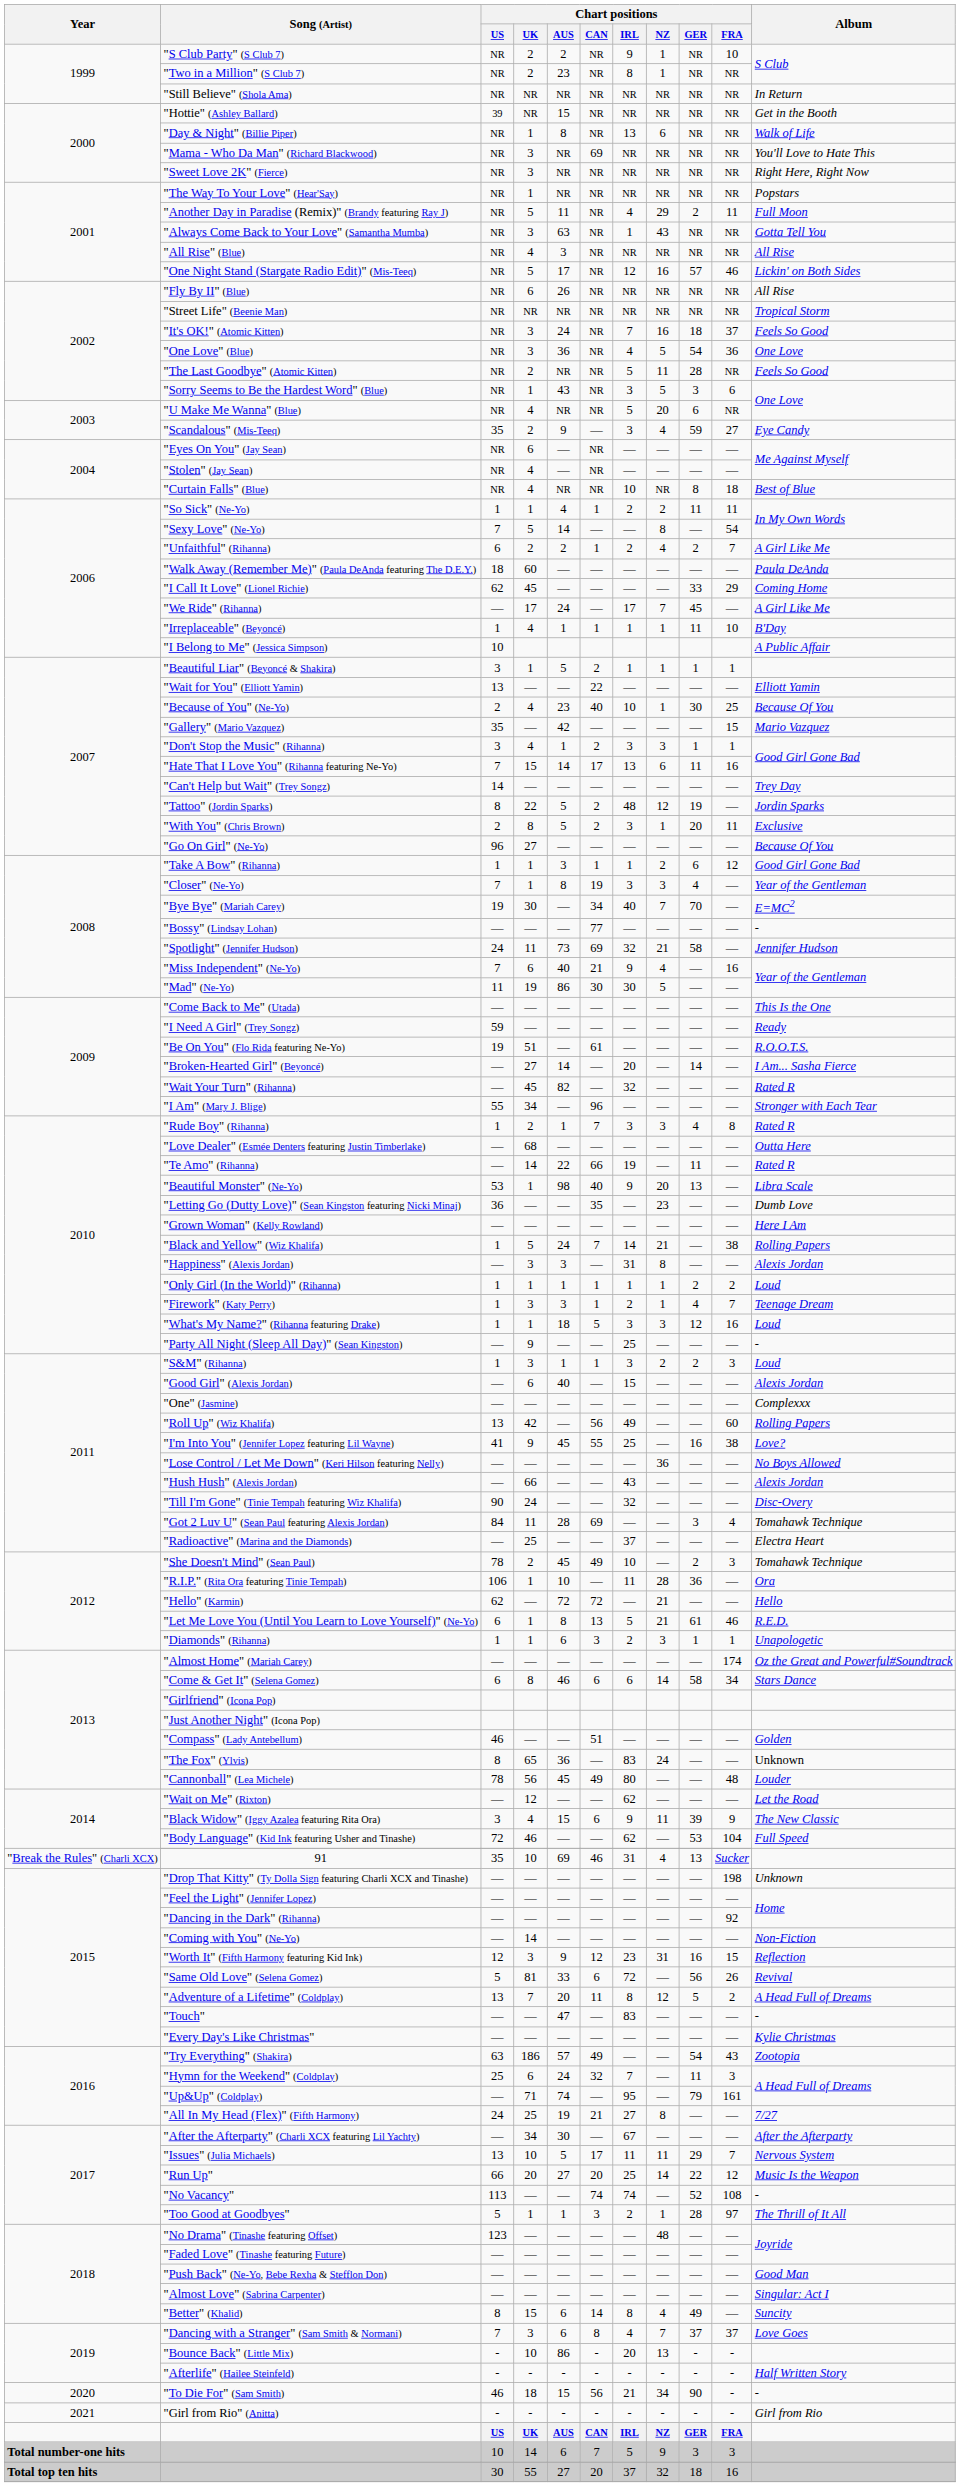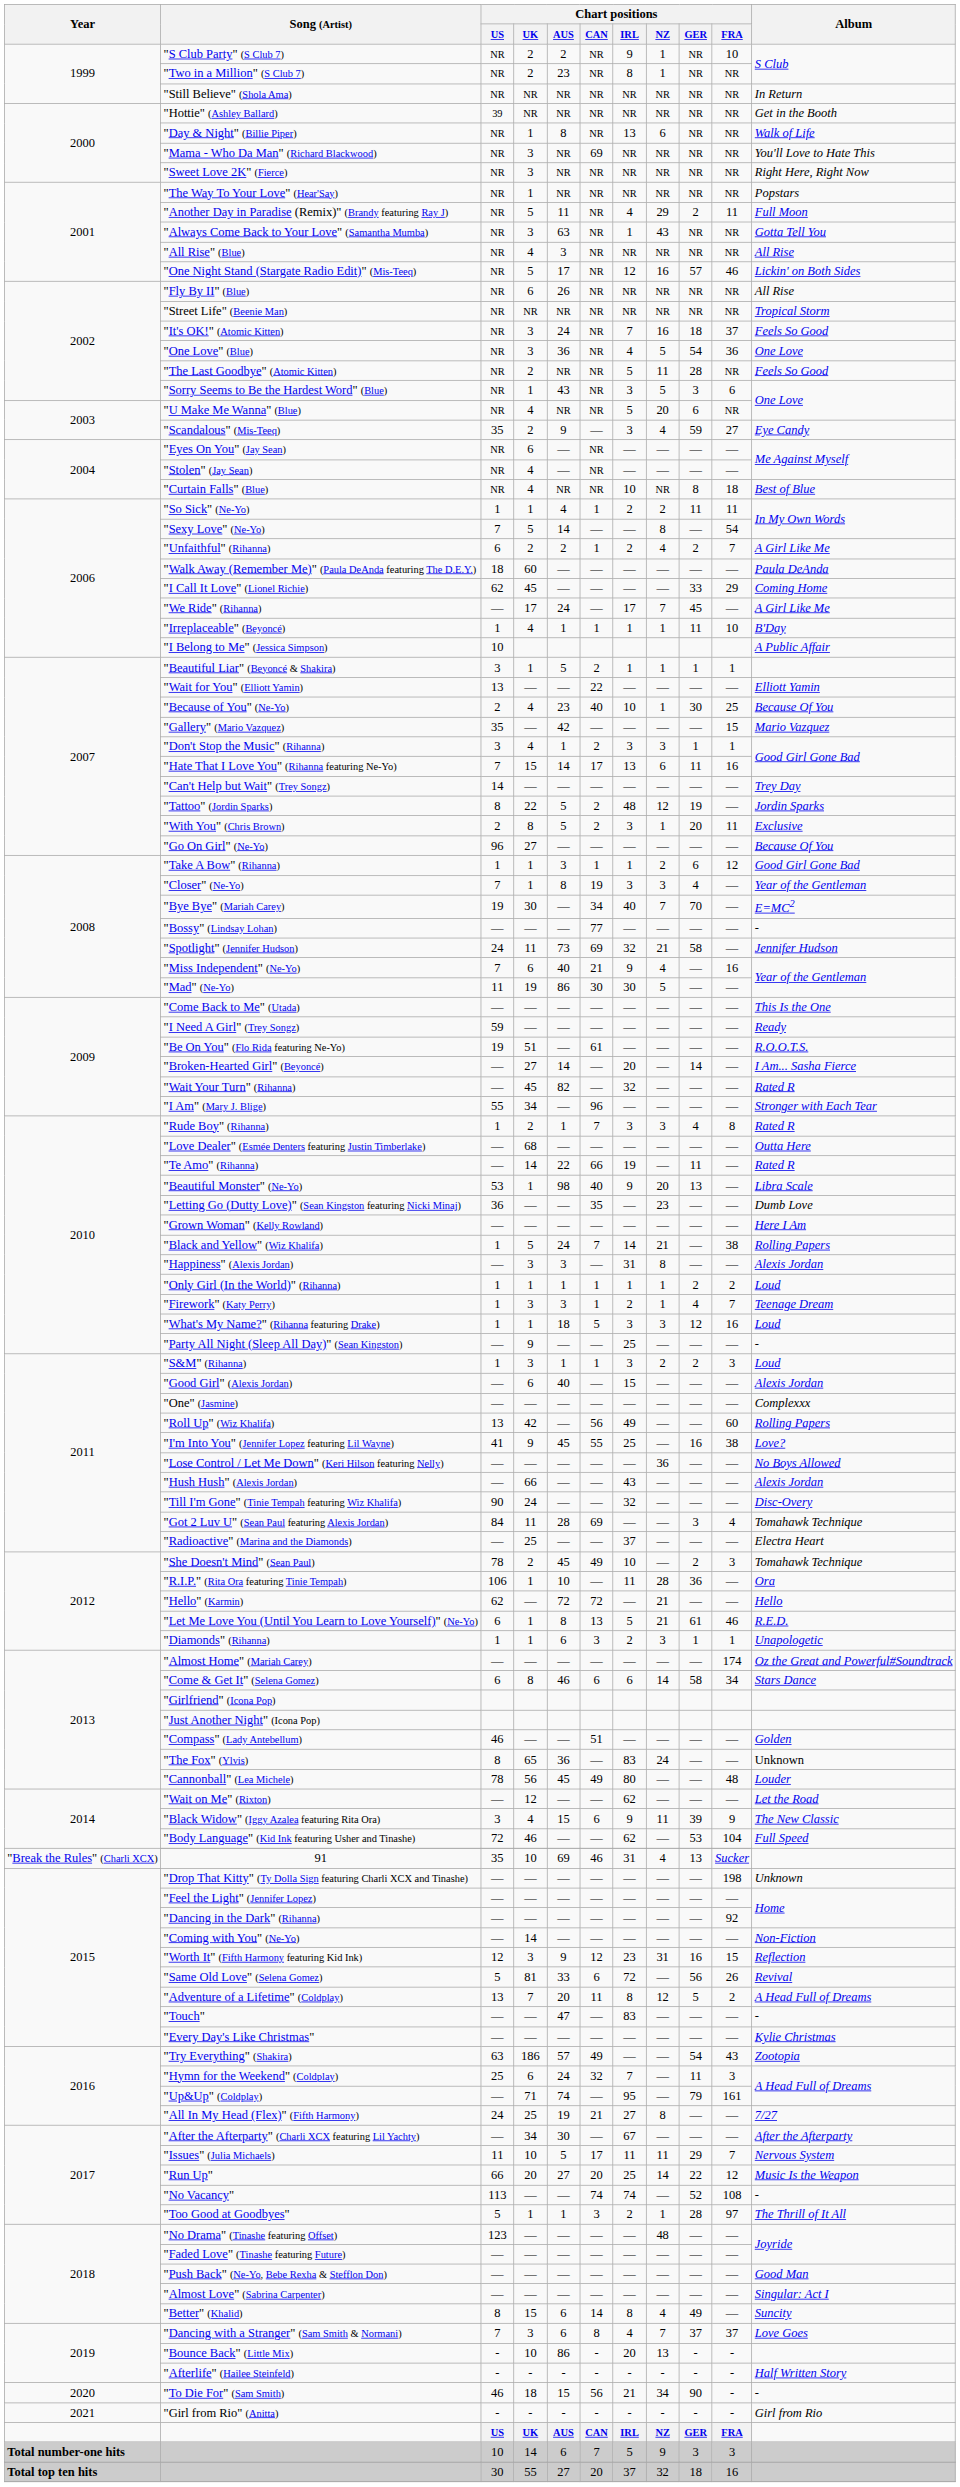(563, 113) 15 -> (563, 114) NR
(497, 2155) 13 -> (497, 2155) 11
